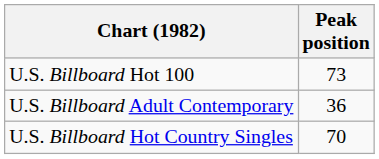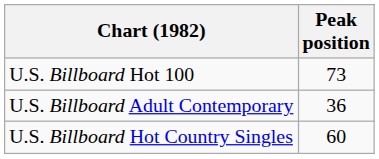(336, 136) 70 -> (336, 136) 60
